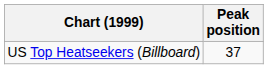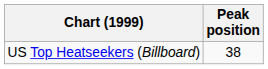(233, 52) 37 -> (233, 52) 38
